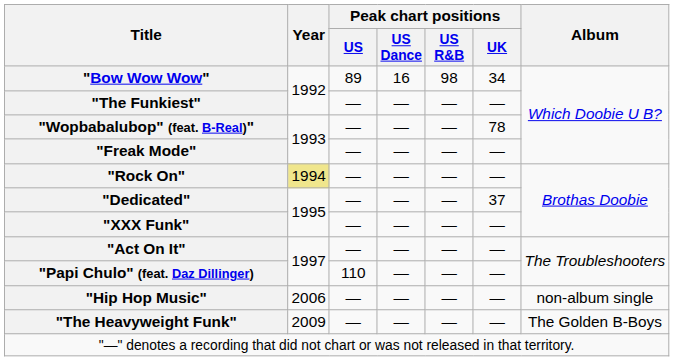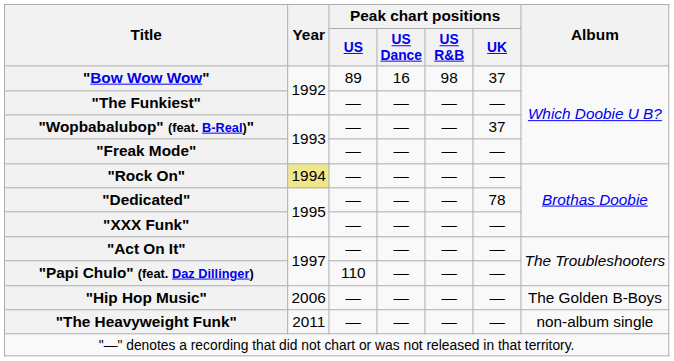(497, 78) 34 -> (497, 78) 37
(497, 126) 78 -> (497, 126) 37
(497, 200) 37 -> (497, 200) 78
(595, 297) non-album single -> (595, 297) The Golden B-Boys
(309, 321) 2009 -> (309, 321) 2011
(595, 321) The Golden B-Boys -> (595, 321) non-album single
